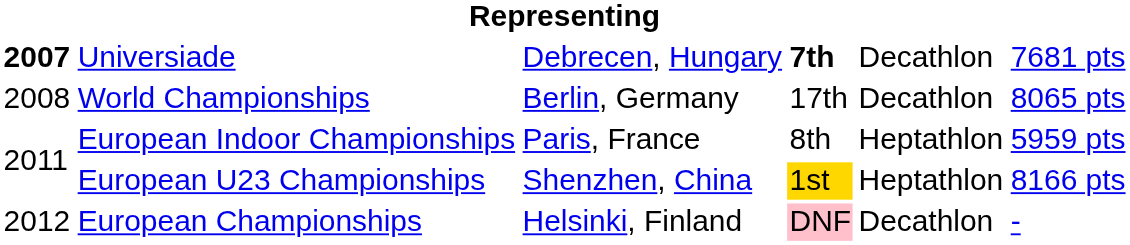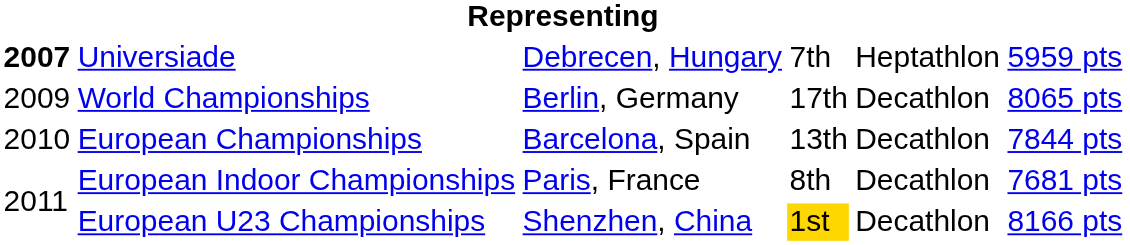(812, 57) bold -> (810, 57) normal
(926, 57) Decathlon -> (928, 57) Heptathlon
(1068, 57) 7681 pts -> (1065, 57) 5959 pts
(37, 98) 2008 -> (37, 98) 2009
+ row: (637, 139)
(931, 139) Heptathlon -> (923, 180) Decathlon
(1068, 139) 5959 pts -> (1065, 180) 7681 pts
(931, 180) Heptathlon -> (923, 221) Decathlon
- row: (632, 221)
